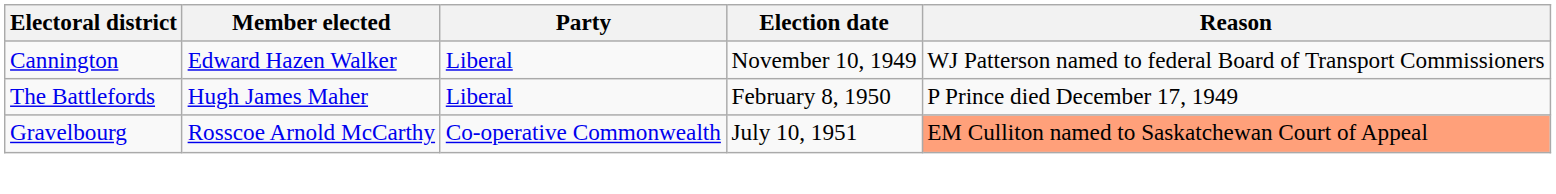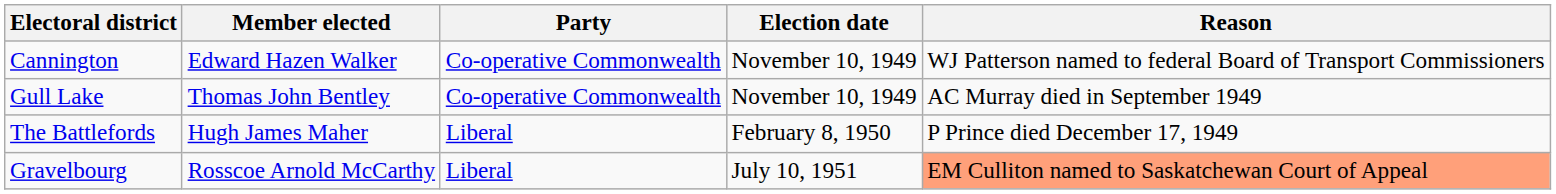(479, 59) Liberal -> (583, 59) Co-operative Commonwealth
+ row: (57, 96)
(583, 133) Co-operative Commonwealth -> (479, 170) Liberal
